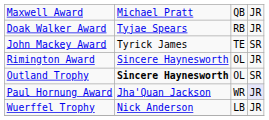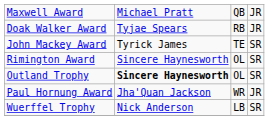(255, 60) JR -> (255, 60) SR
(255, 92) lavender background -> (255, 92) no background
(255, 108) JR -> (255, 108) SR
